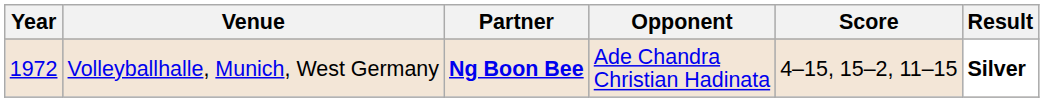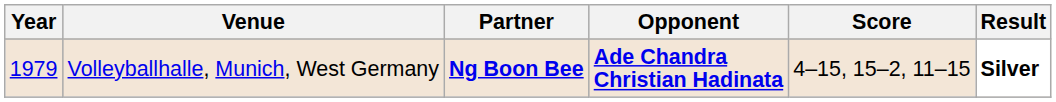(34, 68) 1972 -> (34, 68) 1979
(682, 68) normal -> (688, 68) bold
